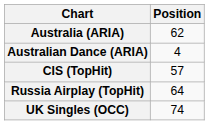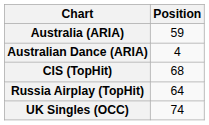(177, 33) 62 -> (177, 33) 59
(177, 71) 57 -> (177, 71) 68
